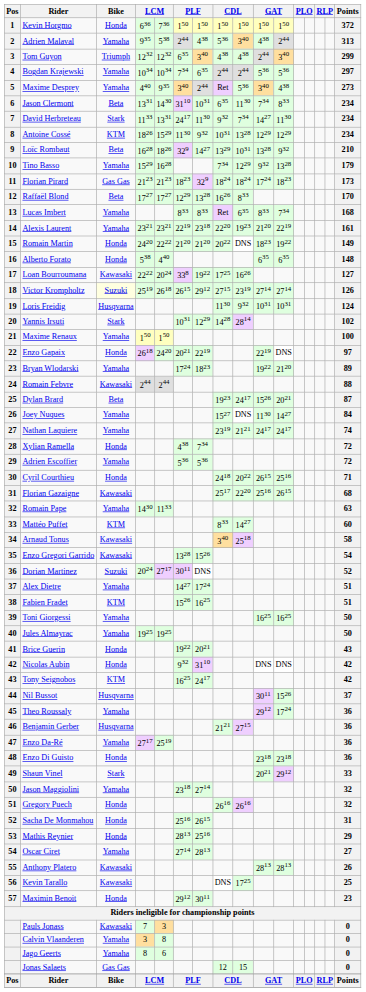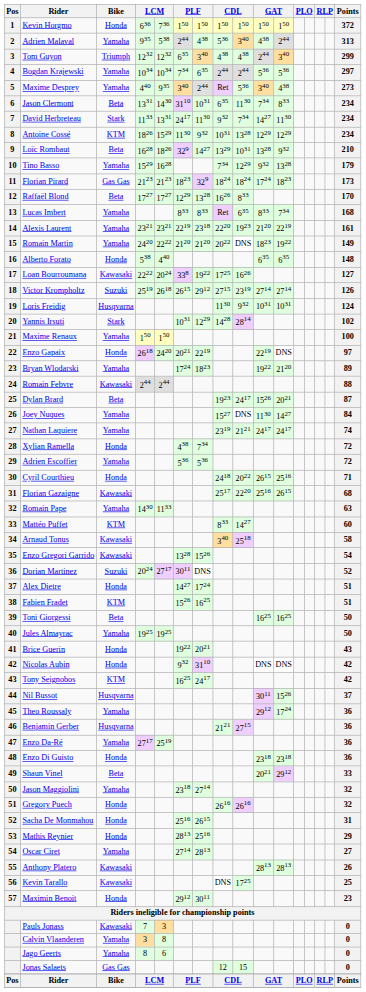(116, 243) Honda -> (116, 243) Yamaha
(116, 290) lightyellow background -> (116, 290) no background
(116, 586) Yamaha -> (116, 586) Honda
(116, 618) Yamaha -> (116, 618) Beta
(116, 773) Stark -> (116, 773) Beta
